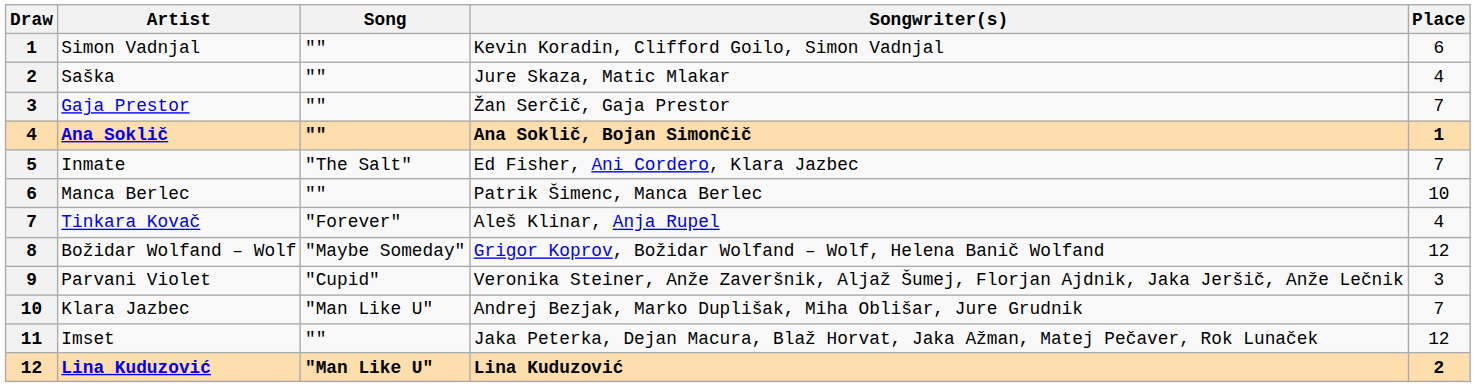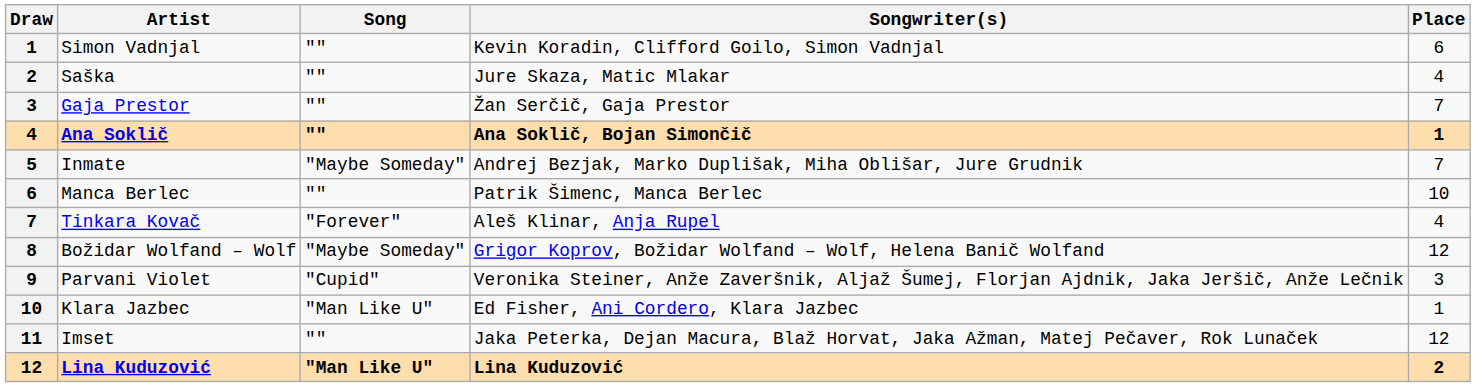(358, 164) "The Salt" -> (385, 164) "Maybe Someday"
(666, 164) Ed Fisher, Ani Cordero, Klara Jazbec -> (778, 164) Andrej Bezjak, Marko Duplišak, Miha Oblišar, Jure Grudnik
(778, 309) Andrej Bezjak, Marko Duplišak, Miha Oblišar, Jure Grudnik -> (666, 309) Ed Fisher, Ani Cordero, Klara Jazbec
(1439, 309) 7 -> (1439, 309) 1
